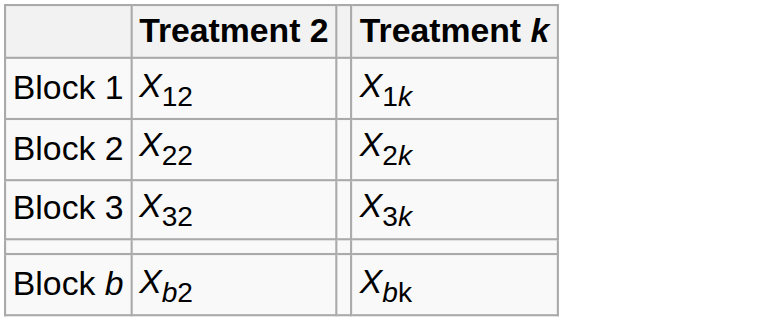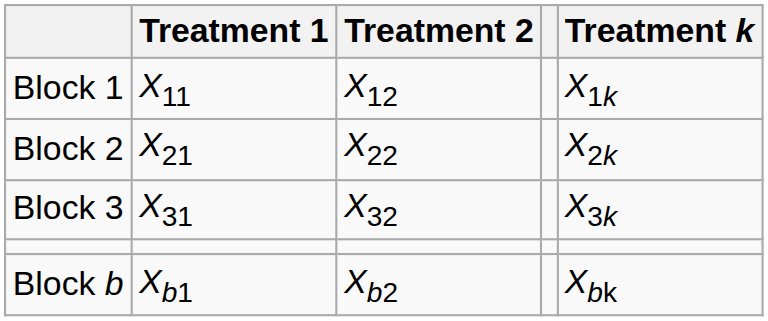+ column: (234, 31)
